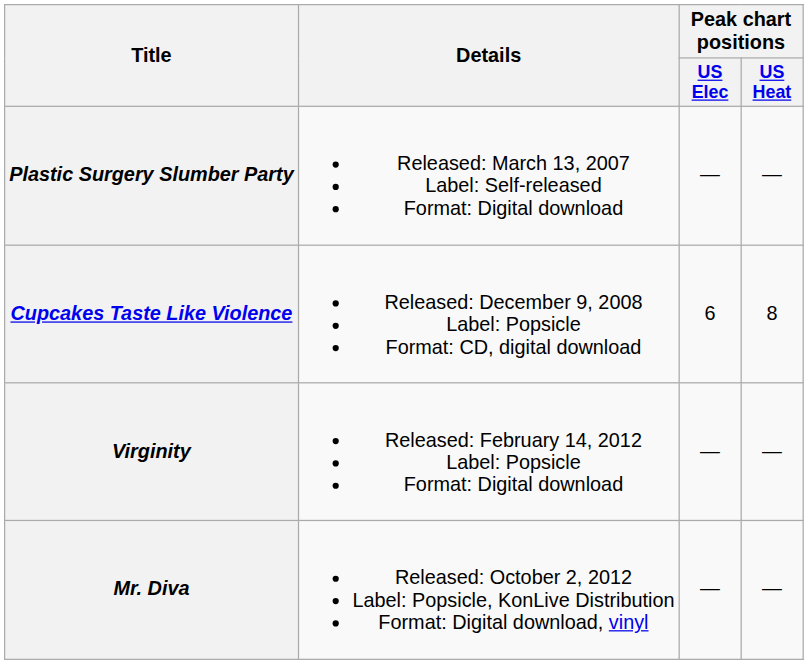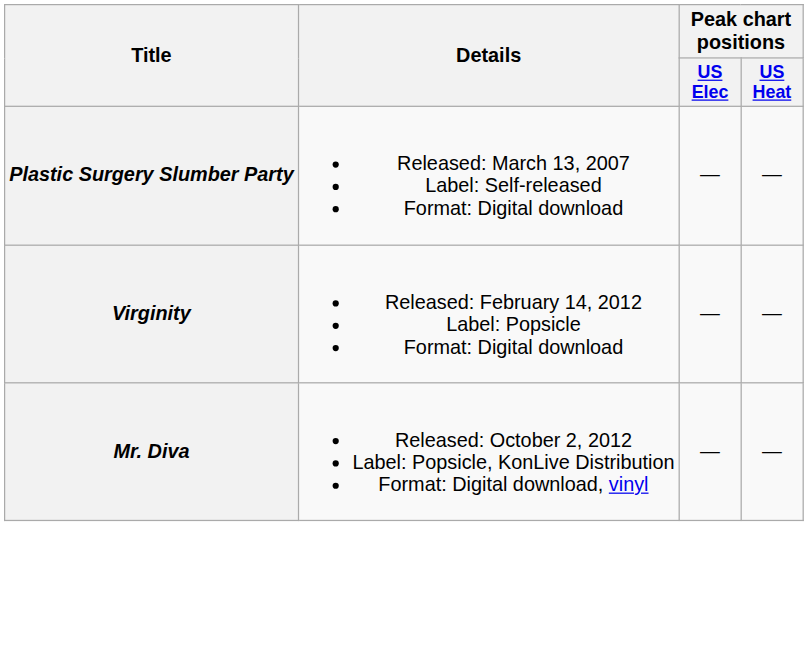- row: (151, 313)
